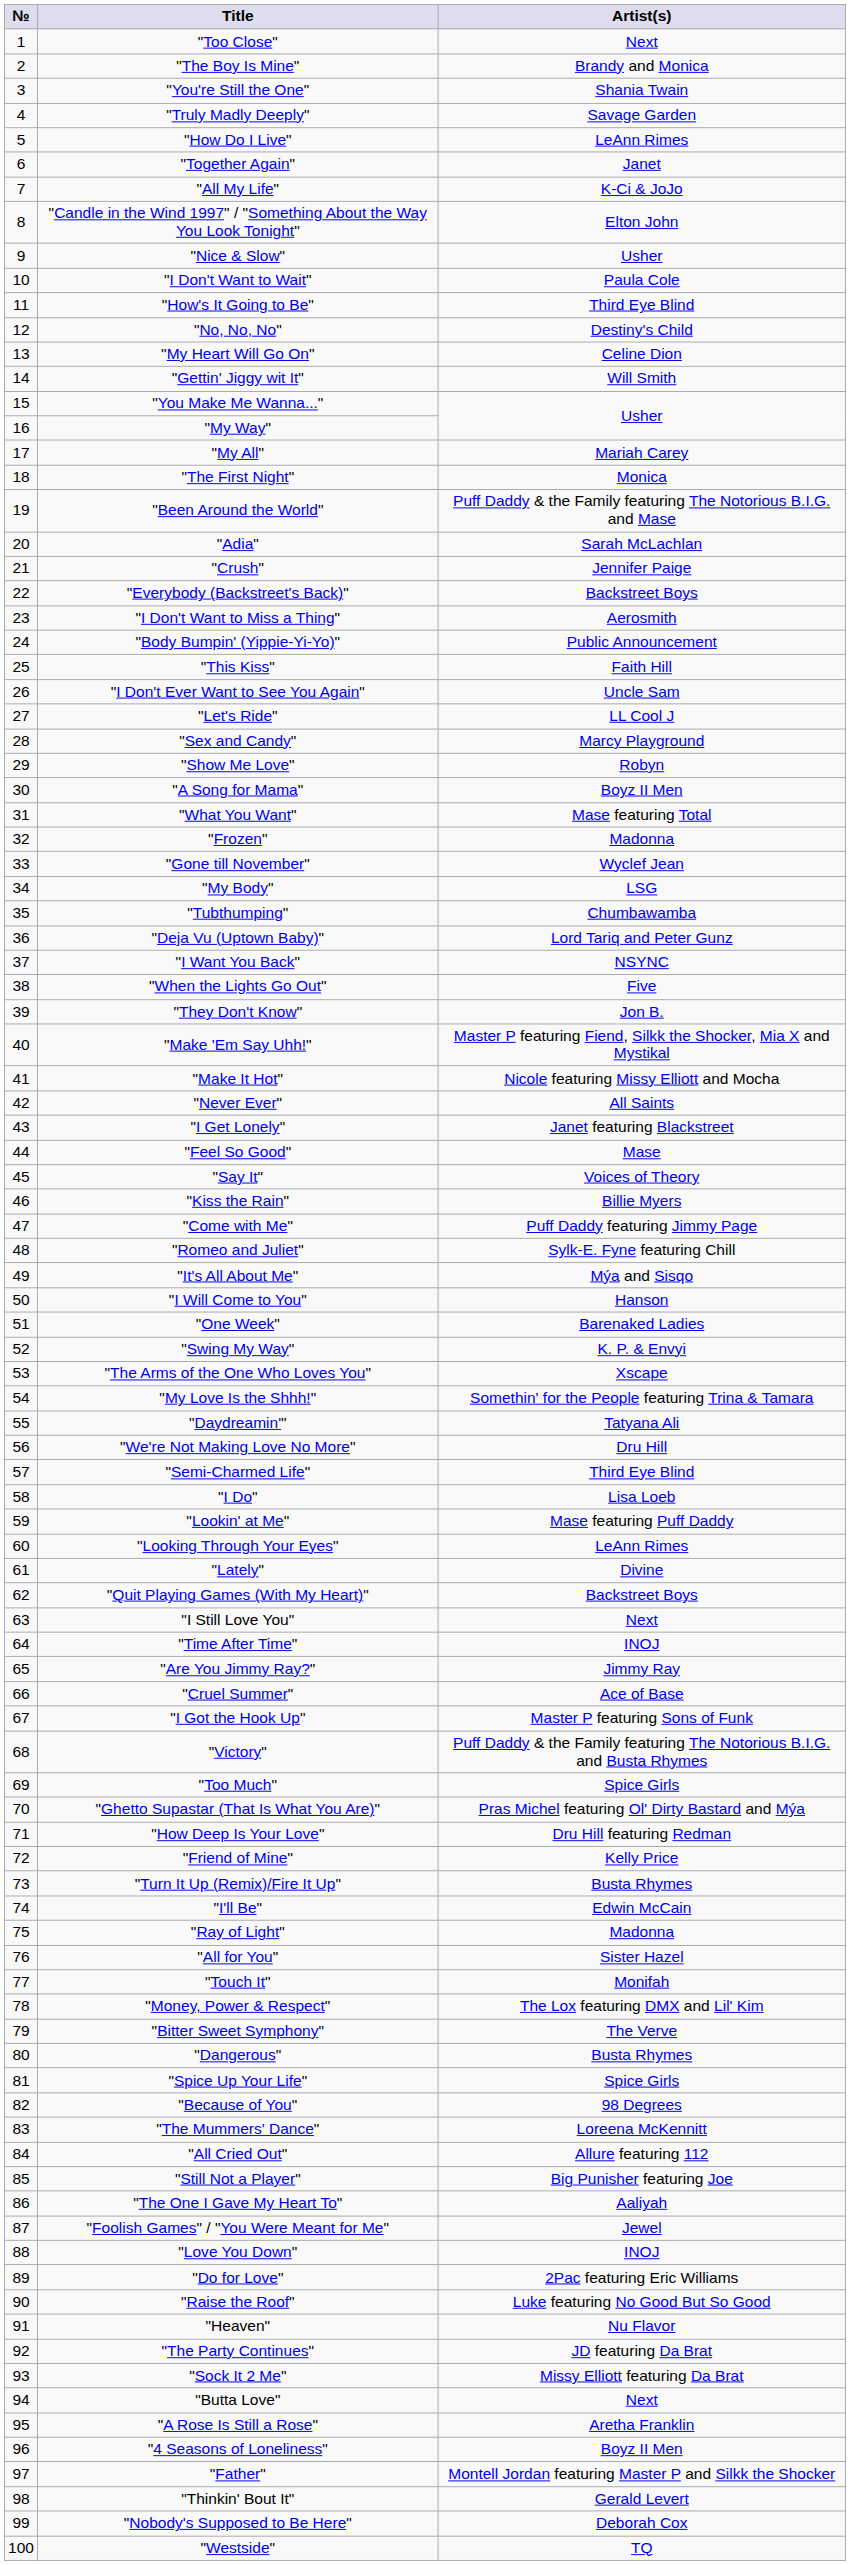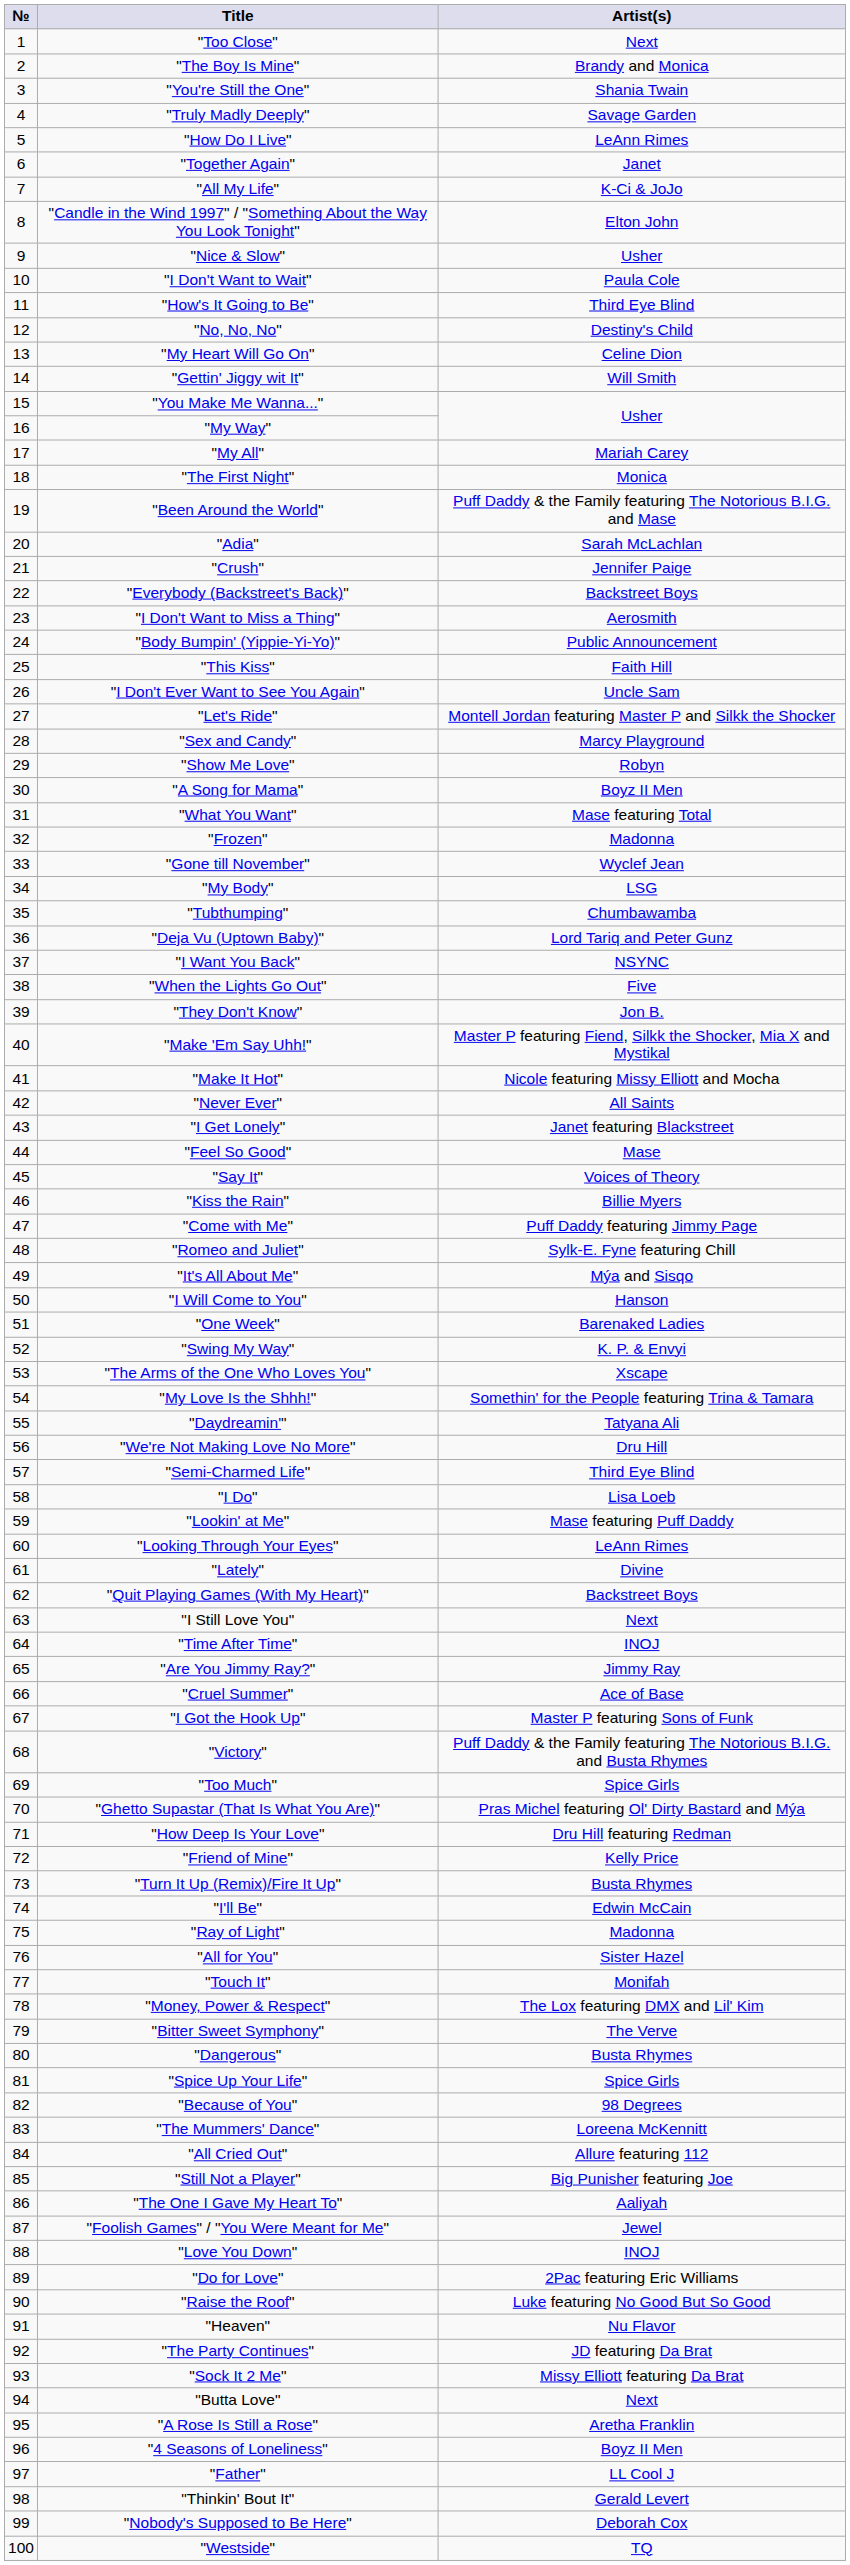(642, 716) LL Cool J -> (642, 716) Montell Jordan featuring Master P and Silkk the Shocker
(642, 2474) Montell Jordan featuring Master P and Silkk the Shocker -> (642, 2474) LL Cool J
